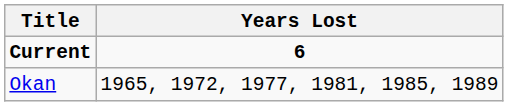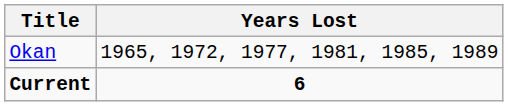rows swapped: (50, 52) <-> (33, 84)
